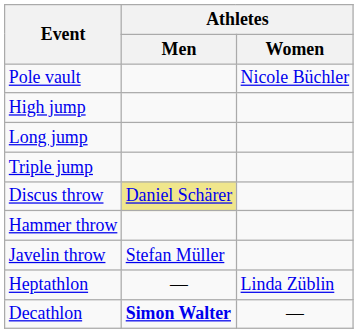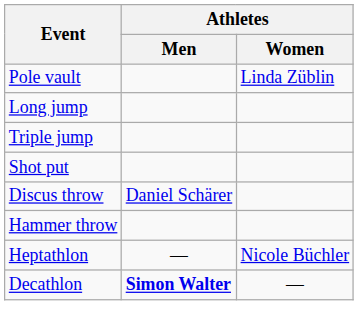(295, 78) Nicole Büchler -> (287, 78) Linda Züblin
- row: (47, 107)
+ row: (39, 166)
(179, 196) khaki background -> (179, 196) no background
- row: (57, 255)
(287, 284) Linda Züblin -> (295, 255) Nicole Büchler
